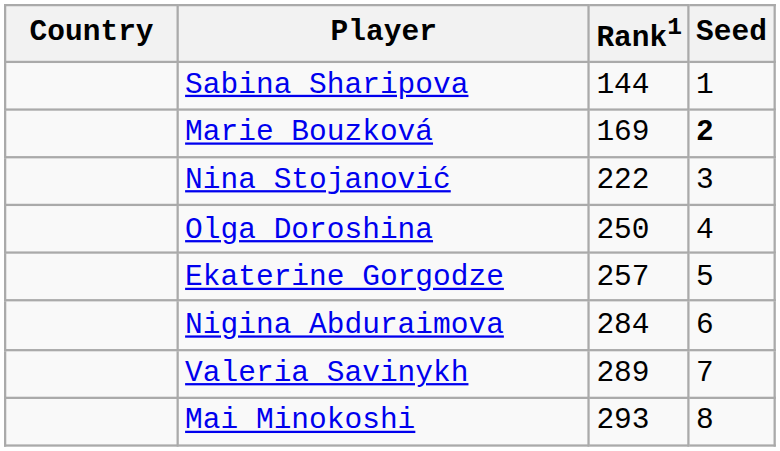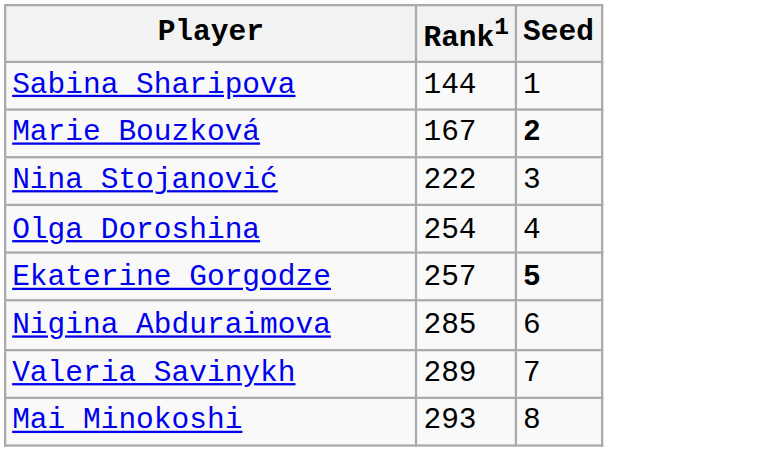- column: (92, 33)
(623, 133) 169 -> (450, 133) 167
(623, 229) 250 -> (450, 229) 254
(705, 277) normal -> (532, 277) bold
(623, 325) 284 -> (450, 325) 285
